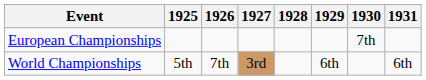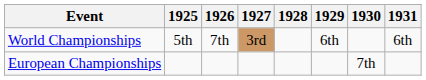rows swapped: (74, 63) <-> (85, 39)
